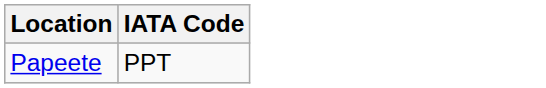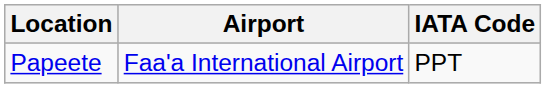+ column: (263, 23)
